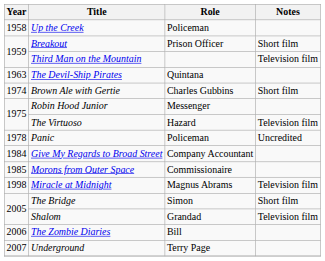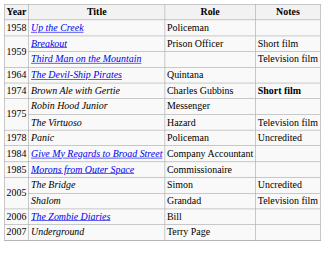(17, 75) 1963 -> (17, 75) 1964
(278, 91) normal -> (279, 91) bold
- row: (71, 185)
(278, 201) Short film -> (280, 185) Uncredited
